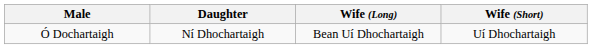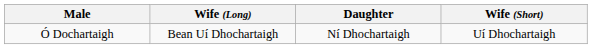columns swapped: (223, 14) <-> (369, 14)
